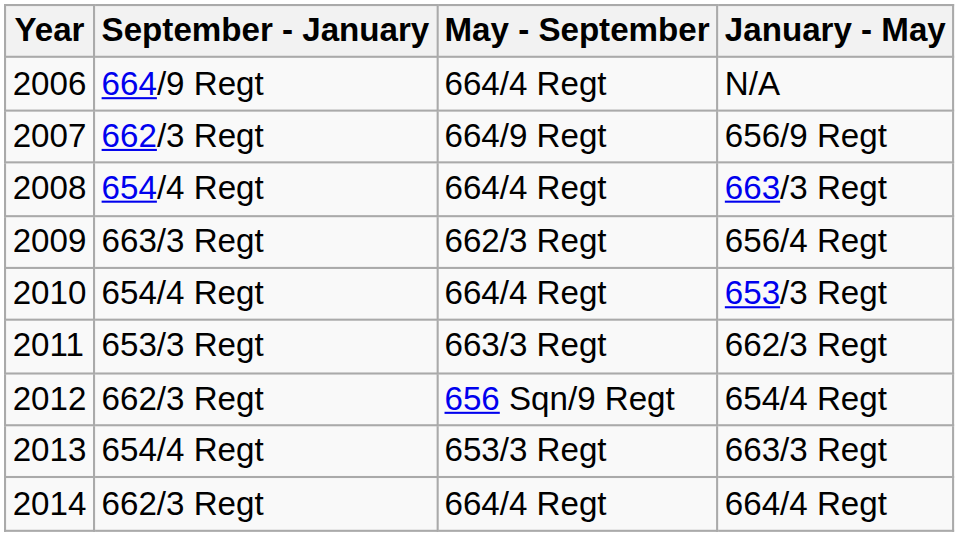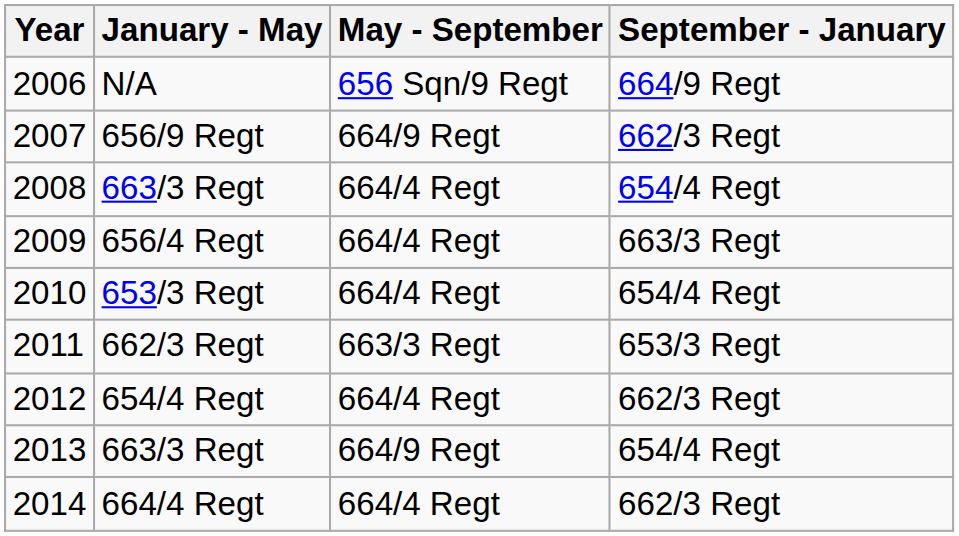columns swapped: (835, 30) <-> (265, 30)
(526, 83) 664/4 Regt -> (453, 83) 656 Sqn/9 Regt
(526, 240) 662/3 Regt -> (419, 240) 664/4 Regt
(560, 398) 656 Sqn/9 Regt -> (419, 398) 664/4 Regt
(526, 450) 653/3 Regt -> (419, 450) 664/9 Regt
